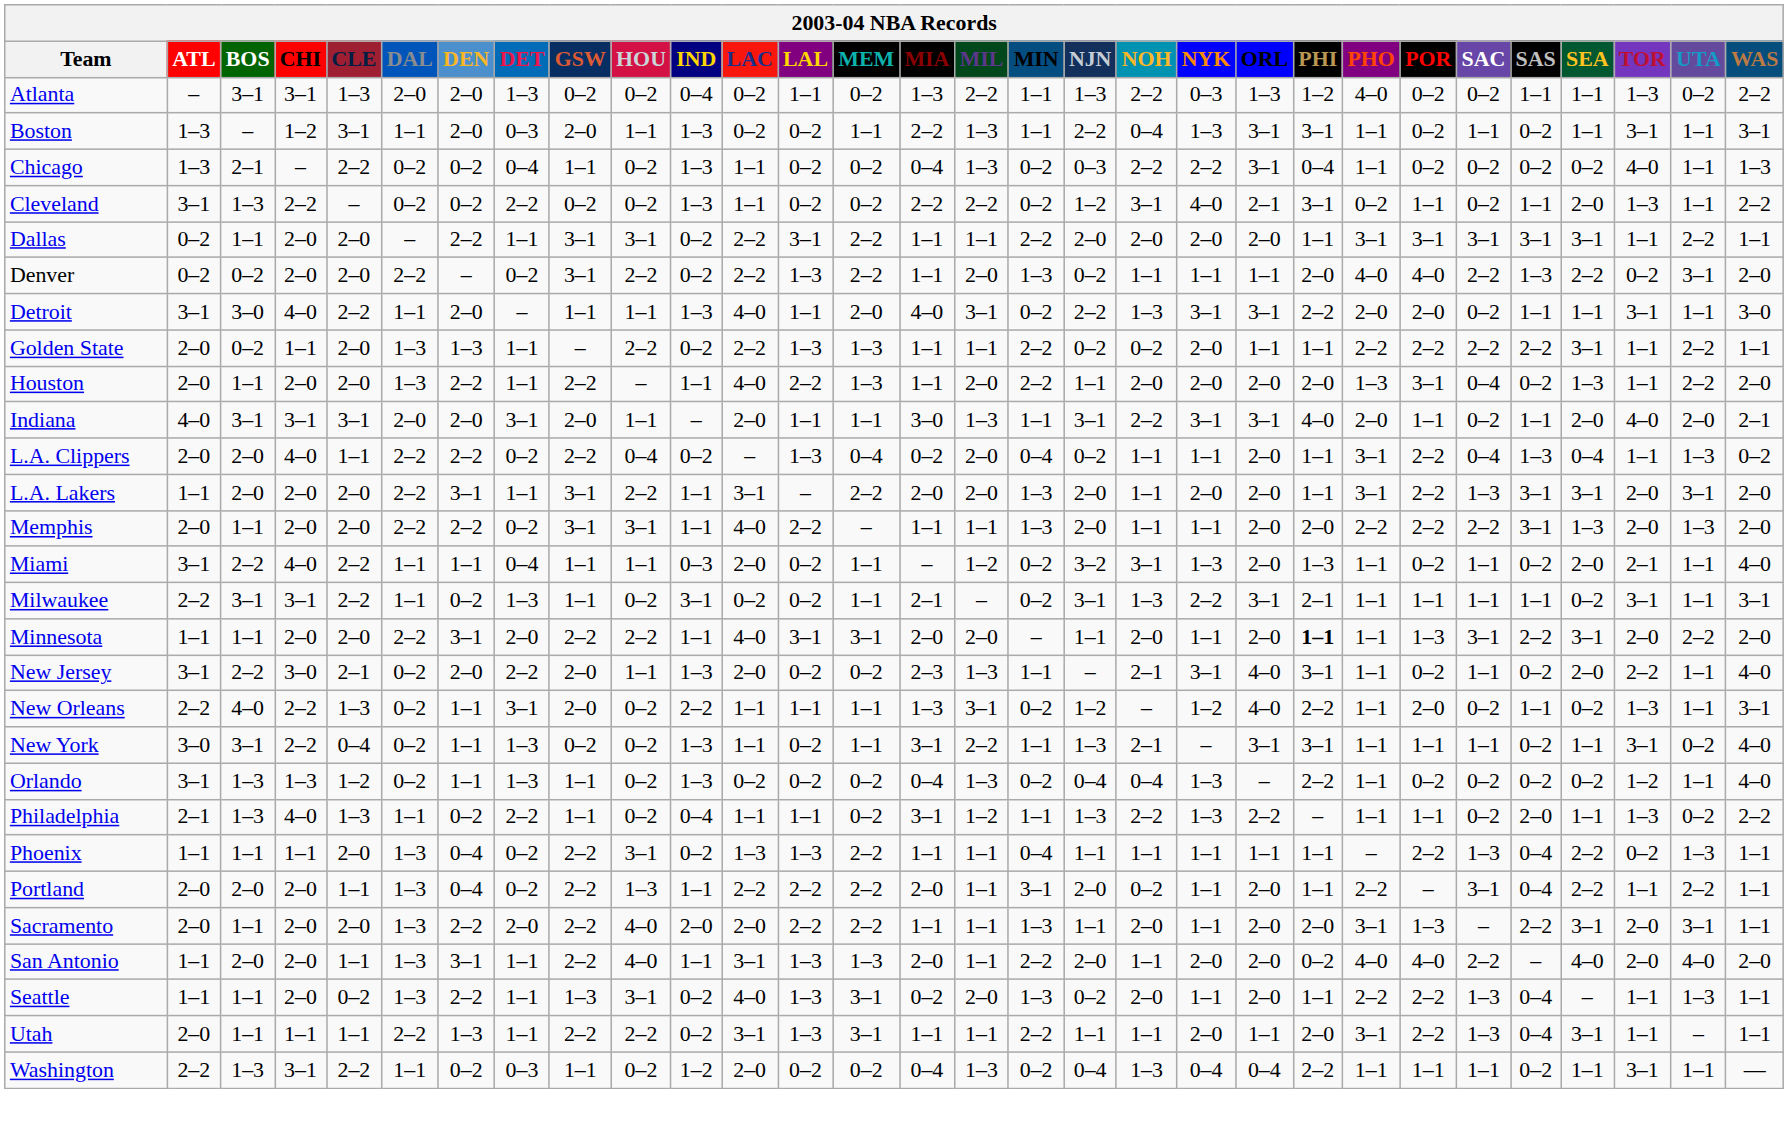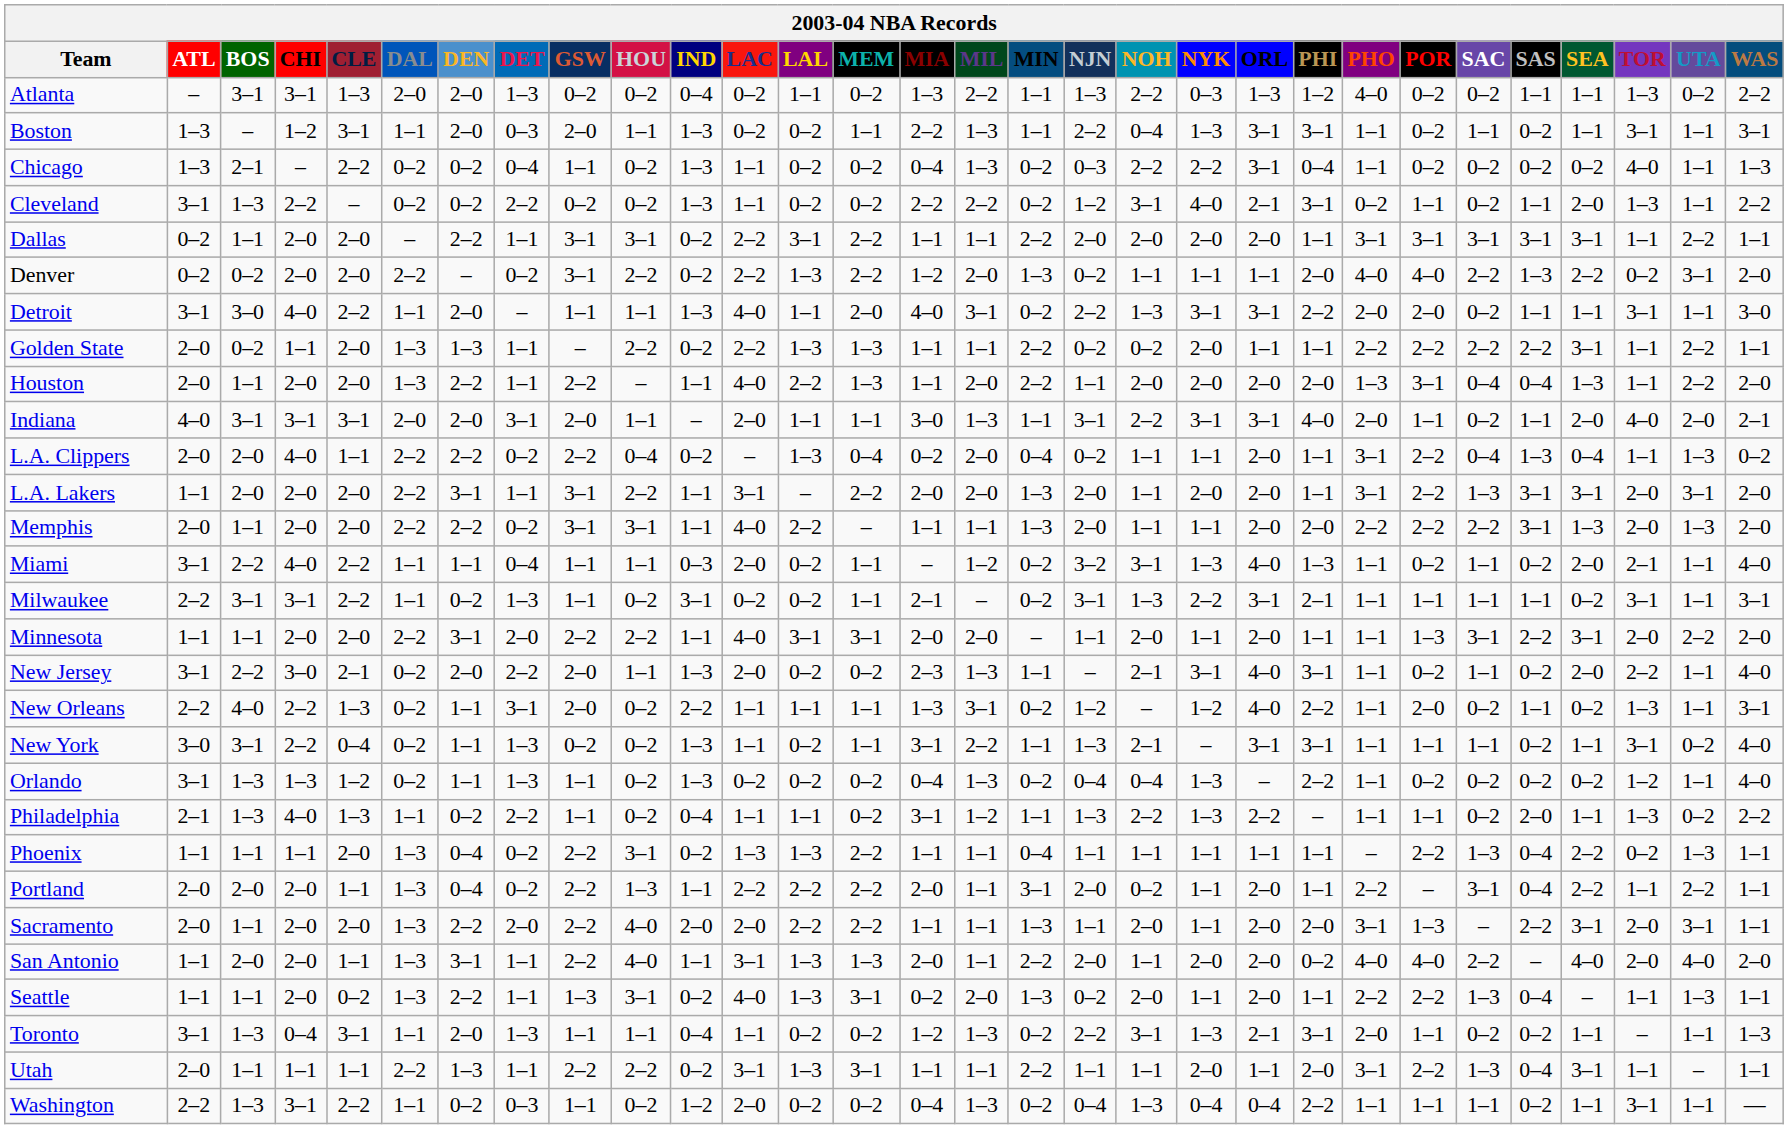(927, 275) 1–1 -> (927, 275) 1–2
(1536, 383) 0–2 -> (1536, 383) 0–4
(1264, 564) 2–0 -> (1264, 564) 4–0
(1318, 636) bold -> (1318, 636) normal
+ row: (44, 1033)
